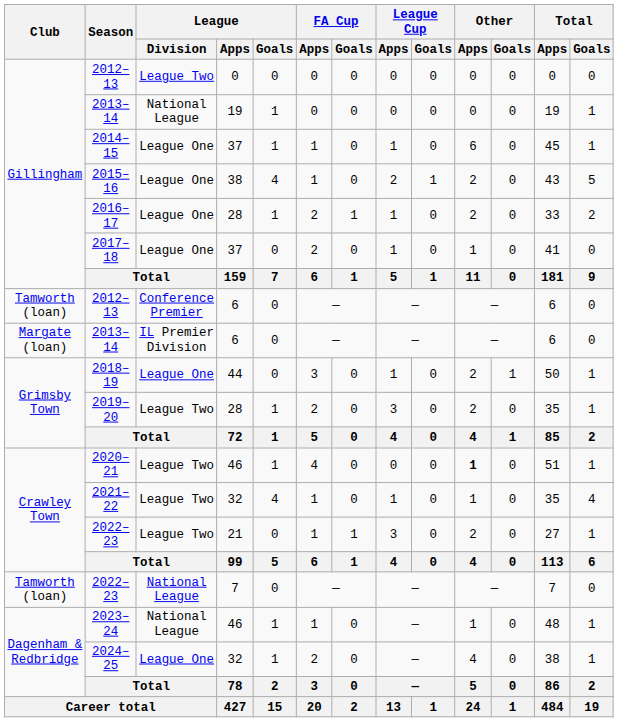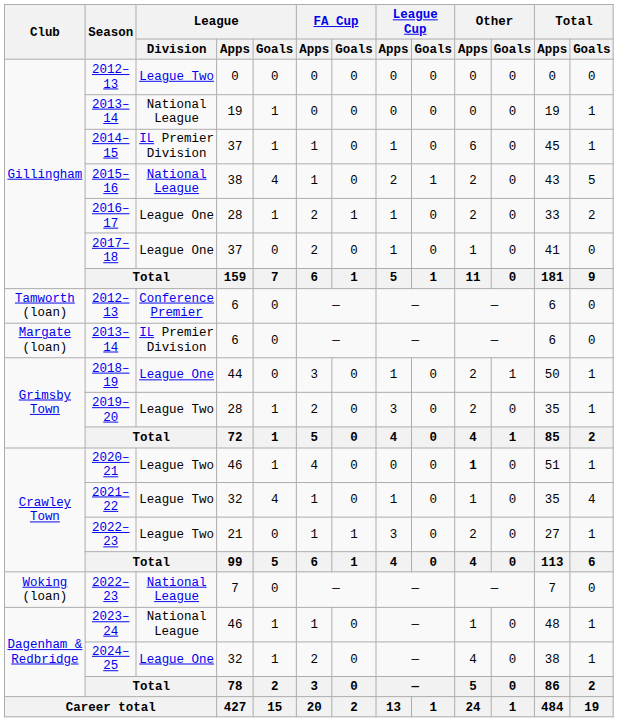(177, 146) League One -> (177, 146) IL Premier Division
(177, 181) League One -> (177, 181) National League
(45, 590) Tamworth (loan) -> (45, 590) Woking (loan)
